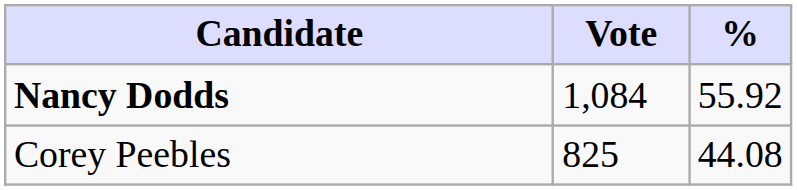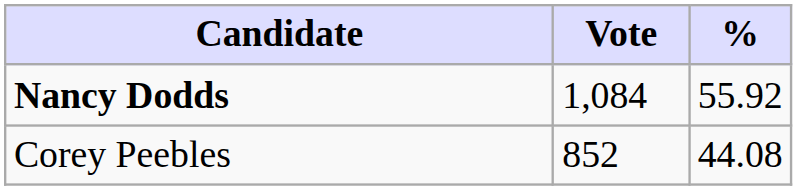(591, 154) 825 -> (591, 154) 852
